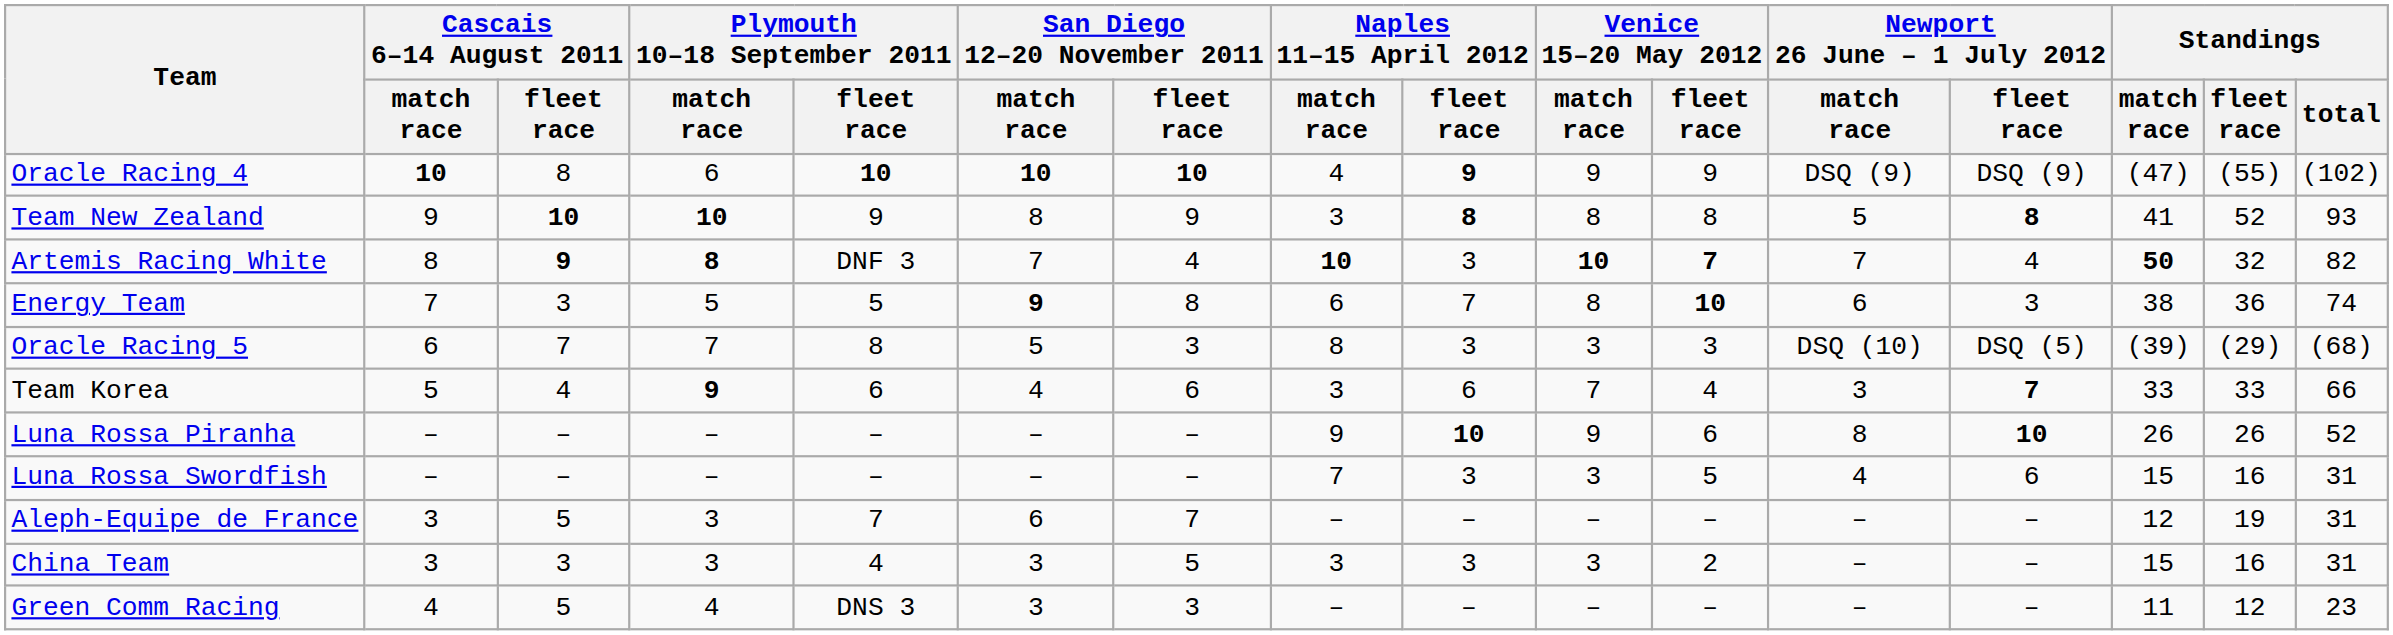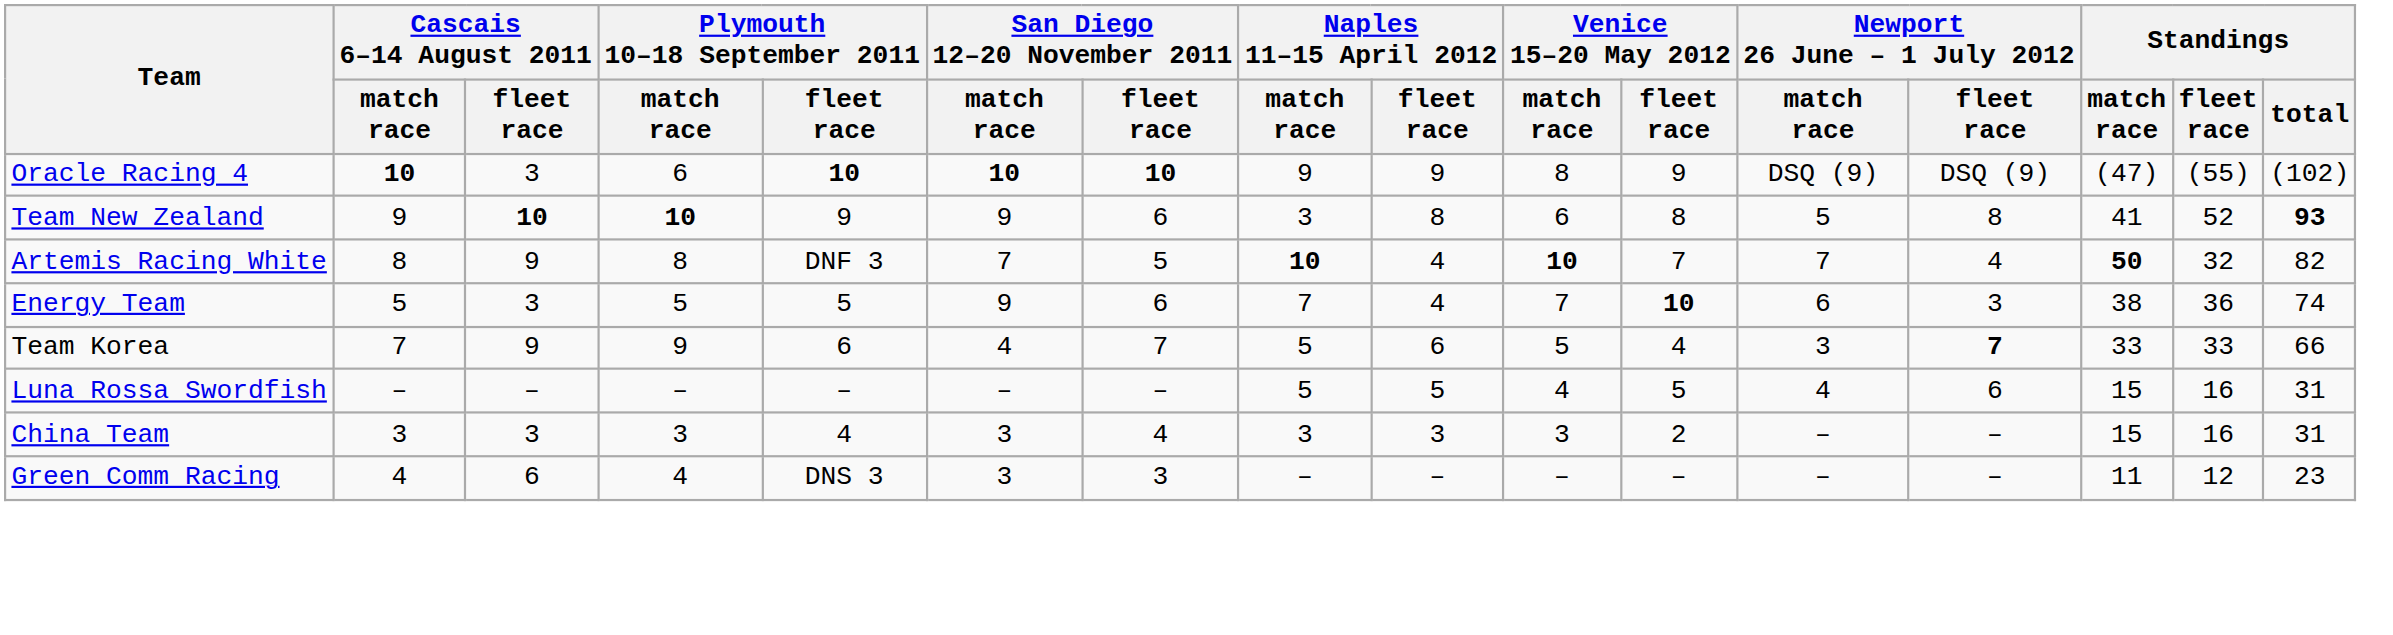(563, 175) 8 -> (532, 175) 3
(1336, 175) 4 -> (1305, 175) 9
(1469, 175) bold -> (1437, 175) normal
(1593, 175) 9 -> (1562, 175) 8
(1036, 218) 8 -> (1004, 218) 9
(1192, 218) 9 -> (1160, 218) 6
(1469, 218) bold -> (1437, 218) normal
(1593, 218) 8 -> (1562, 218) 6
(2032, 218) bold -> (1995, 218) normal
(2341, 218) normal -> (2310, 218) bold
(563, 261) bold -> (532, 261) normal
(712, 261) bold -> (680, 261) normal
(1192, 261) 4 -> (1160, 261) 5
(1469, 261) 3 -> (1437, 261) 4
(1710, 261) bold -> (1679, 261) normal
(431, 305) 7 -> (399, 305) 5
(1036, 305) bold -> (1004, 305) normal
(1192, 305) 8 -> (1160, 305) 6
(1336, 305) 6 -> (1305, 305) 7
(1469, 305) 7 -> (1437, 305) 4
(1593, 305) 8 -> (1562, 305) 7
- row: (130, 348)
(431, 391) 5 -> (399, 348) 7
(563, 391) 4 -> (532, 348) 9
(712, 391) bold -> (680, 348) normal
(1192, 391) 6 -> (1160, 348) 7
(1336, 391) 3 -> (1305, 348) 5
(1593, 391) 7 -> (1562, 348) 5
- row: (153, 435)
(1336, 478) 7 -> (1305, 391) 5
(1469, 478) 3 -> (1437, 391) 5
(1593, 478) 3 -> (1562, 391) 4
- row: (185, 521)
(1192, 565) 5 -> (1160, 435) 4
(563, 608) 5 -> (532, 478) 6
